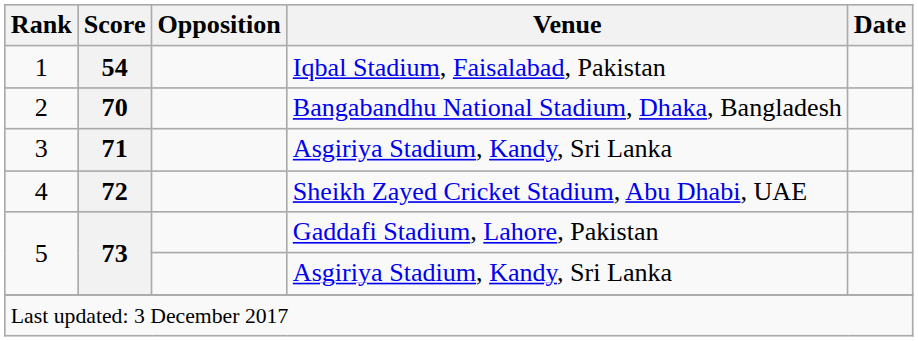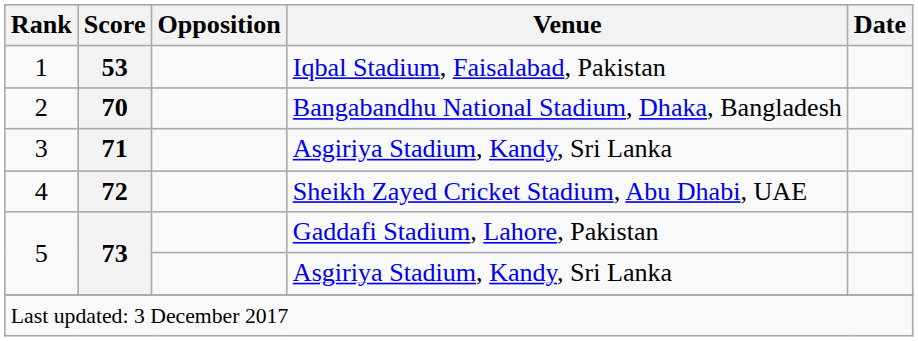(115, 66) 54 -> (115, 66) 53
